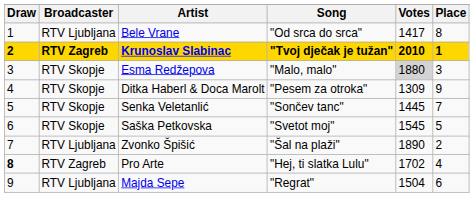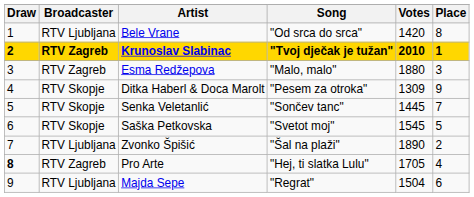(412, 32) 1417 -> (412, 32) 1420
(73, 70) RTV Skopje -> (74, 70) RTV Zagreb
(412, 70) lightgrey background -> (412, 70) no background
(412, 164) 1702 -> (412, 164) 1705
